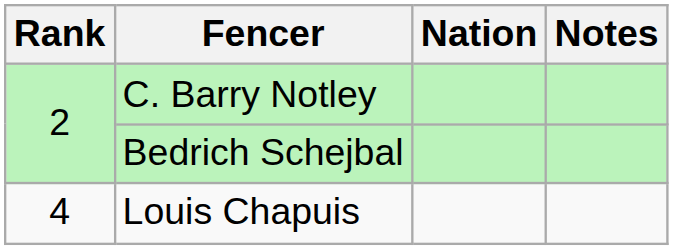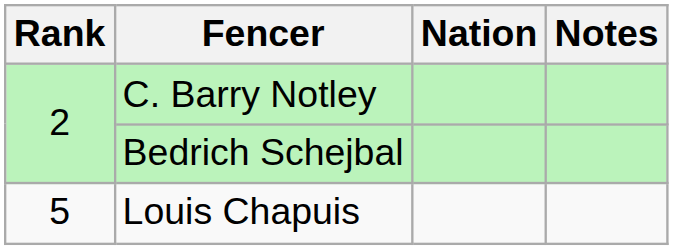(60, 212) 4 -> (60, 212) 5
